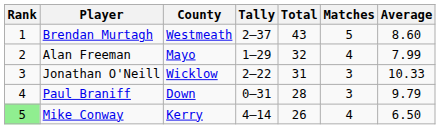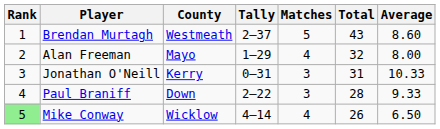columns swapped: (299, 14) <-> (349, 14)
(406, 54) 7.99 -> (406, 54) 8.00
(192, 74) Wicklow -> (185, 74) Kerry
(257, 74) 2–22 -> (257, 74) 0–31
(257, 94) 0–31 -> (257, 94) 2–22
(406, 94) 9.79 -> (406, 94) 9.33
(185, 114) Kerry -> (192, 114) Wicklow
